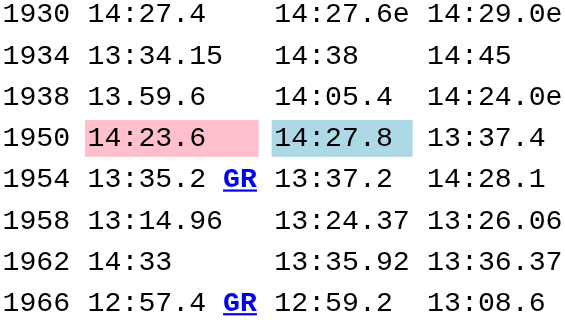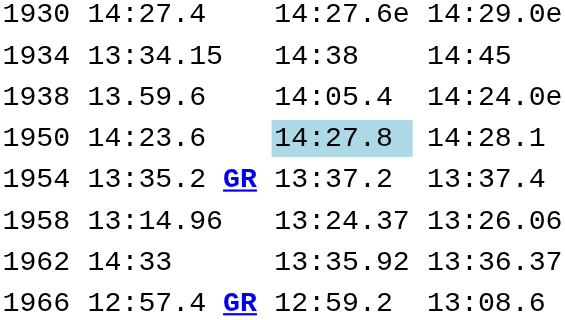(147, 138) pink background -> (147, 138) no background
(486, 138) 13:37.4 -> (486, 138) 14:28.1
(486, 180) 14:28.1 -> (486, 180) 13:37.4
